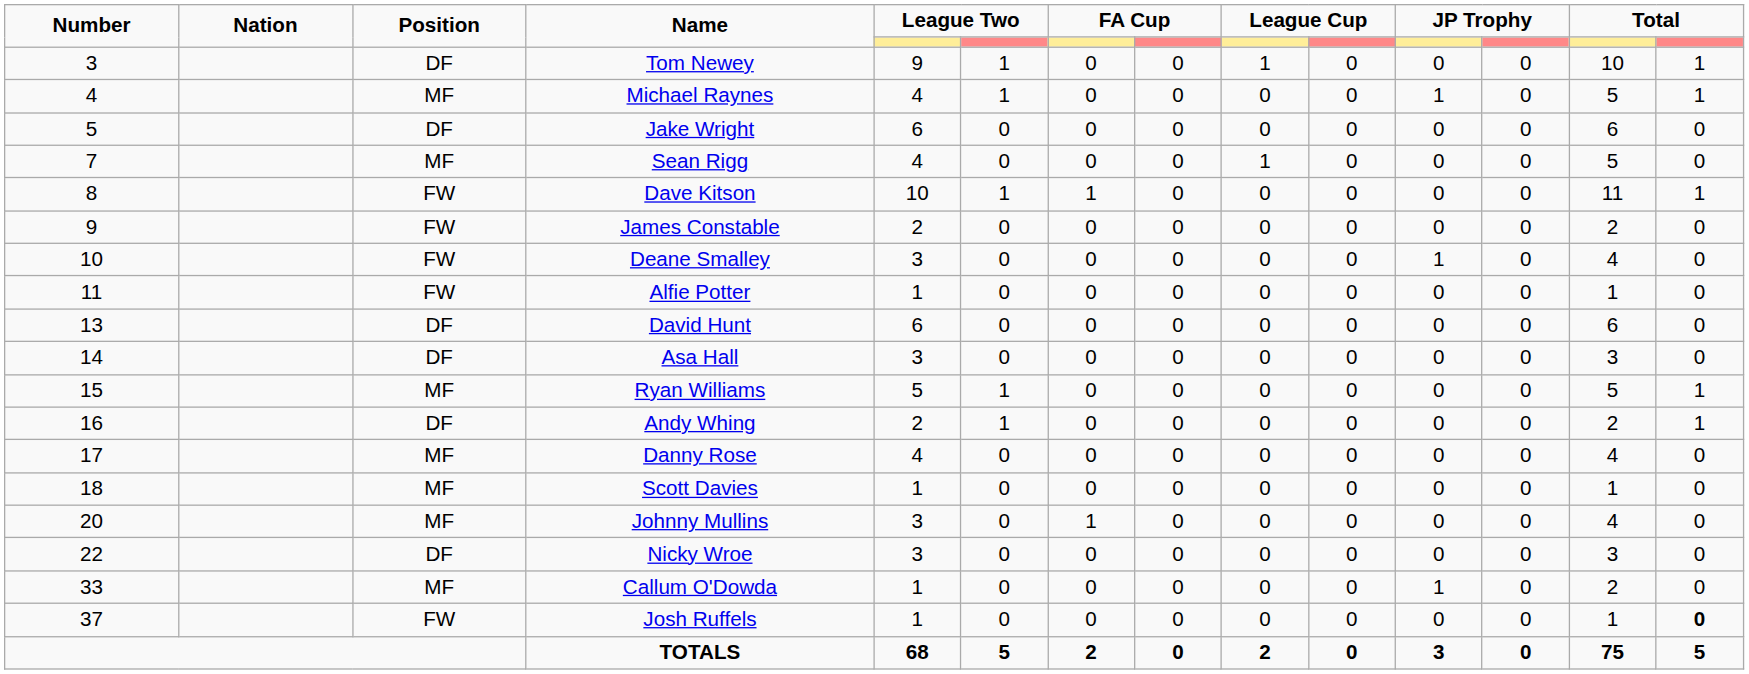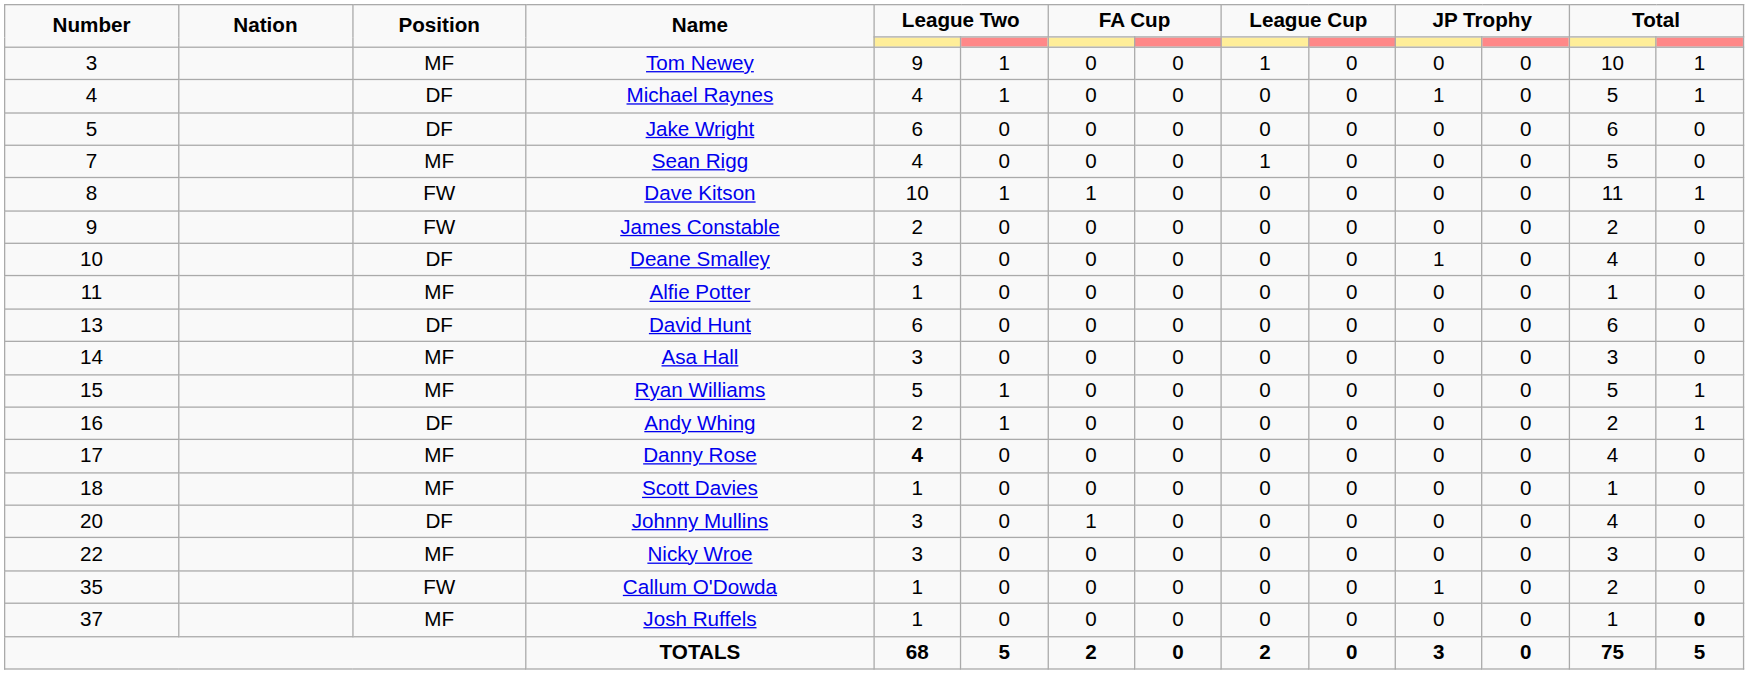(439, 63) DF -> (439, 63) MF
(439, 95) MF -> (439, 95) DF
(439, 259) FW -> (439, 259) DF
(439, 292) FW -> (439, 292) MF
(439, 357) DF -> (439, 357) MF
(917, 455) normal -> (917, 455) bold
(439, 521) MF -> (439, 521) DF
(439, 554) DF -> (439, 554) MF
(92, 586) 33 -> (92, 586) 35
(439, 586) MF -> (439, 586) FW
(439, 619) FW -> (439, 619) MF
